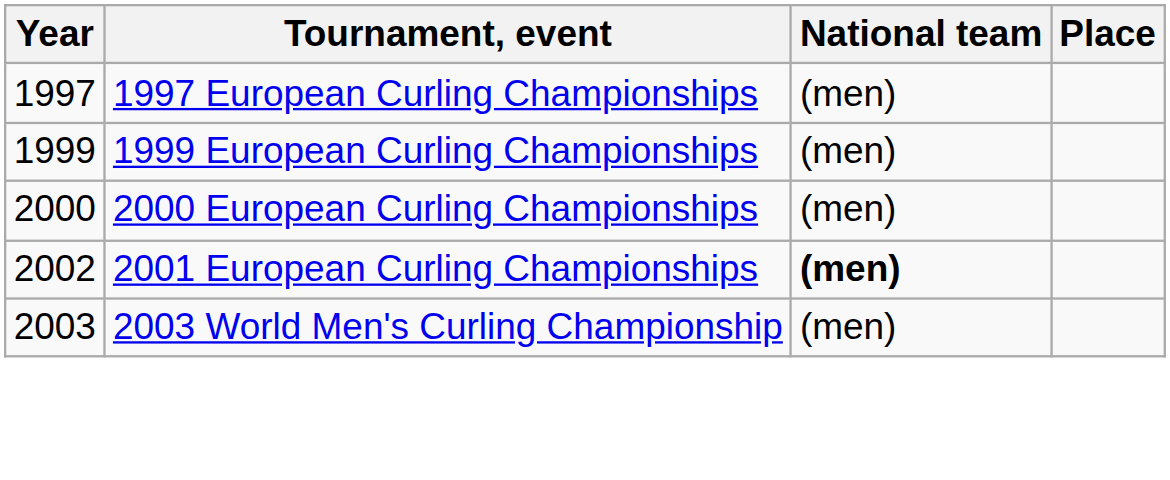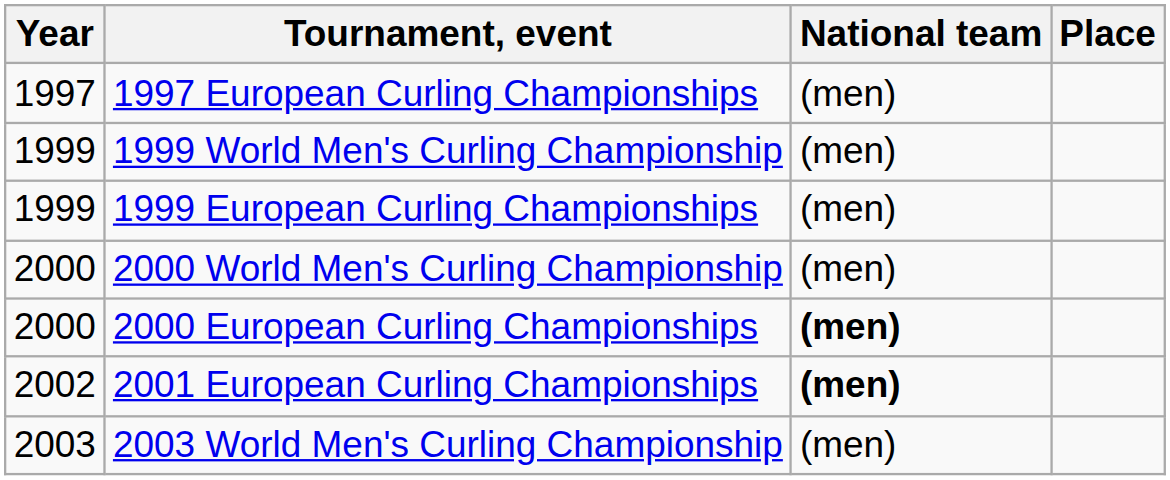+ row: (448, 151)
+ row: (448, 268)
(848, 209) normal -> (850, 326) bold
